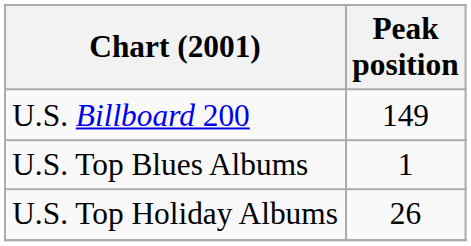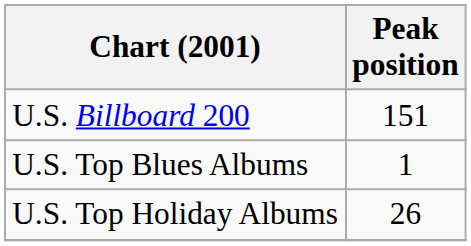(405, 114) 149 -> (405, 114) 151
